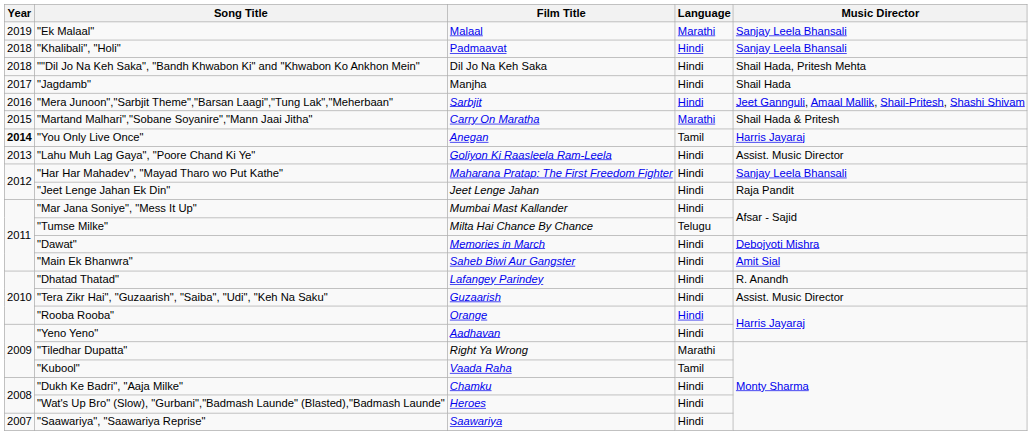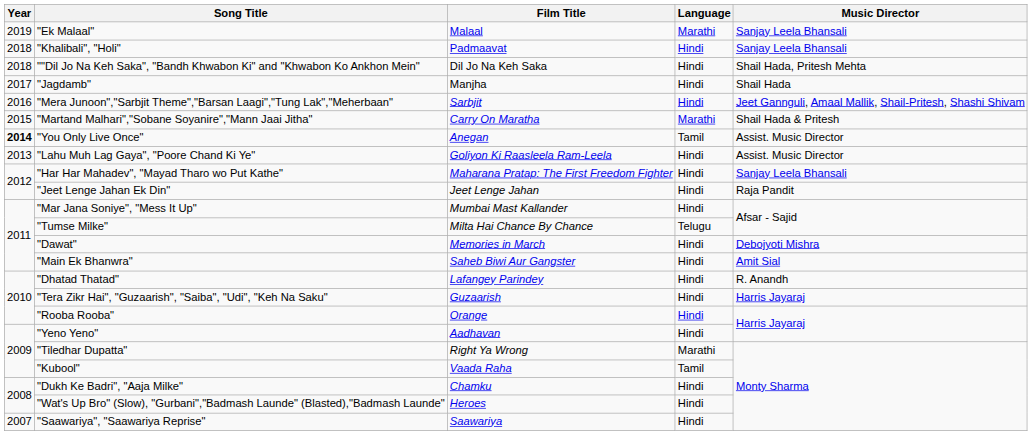(770, 137) Harris Jayaraj -> (790, 137) Assist. Music Director
(790, 297) Assist. Music Director -> (770, 297) Harris Jayaraj
